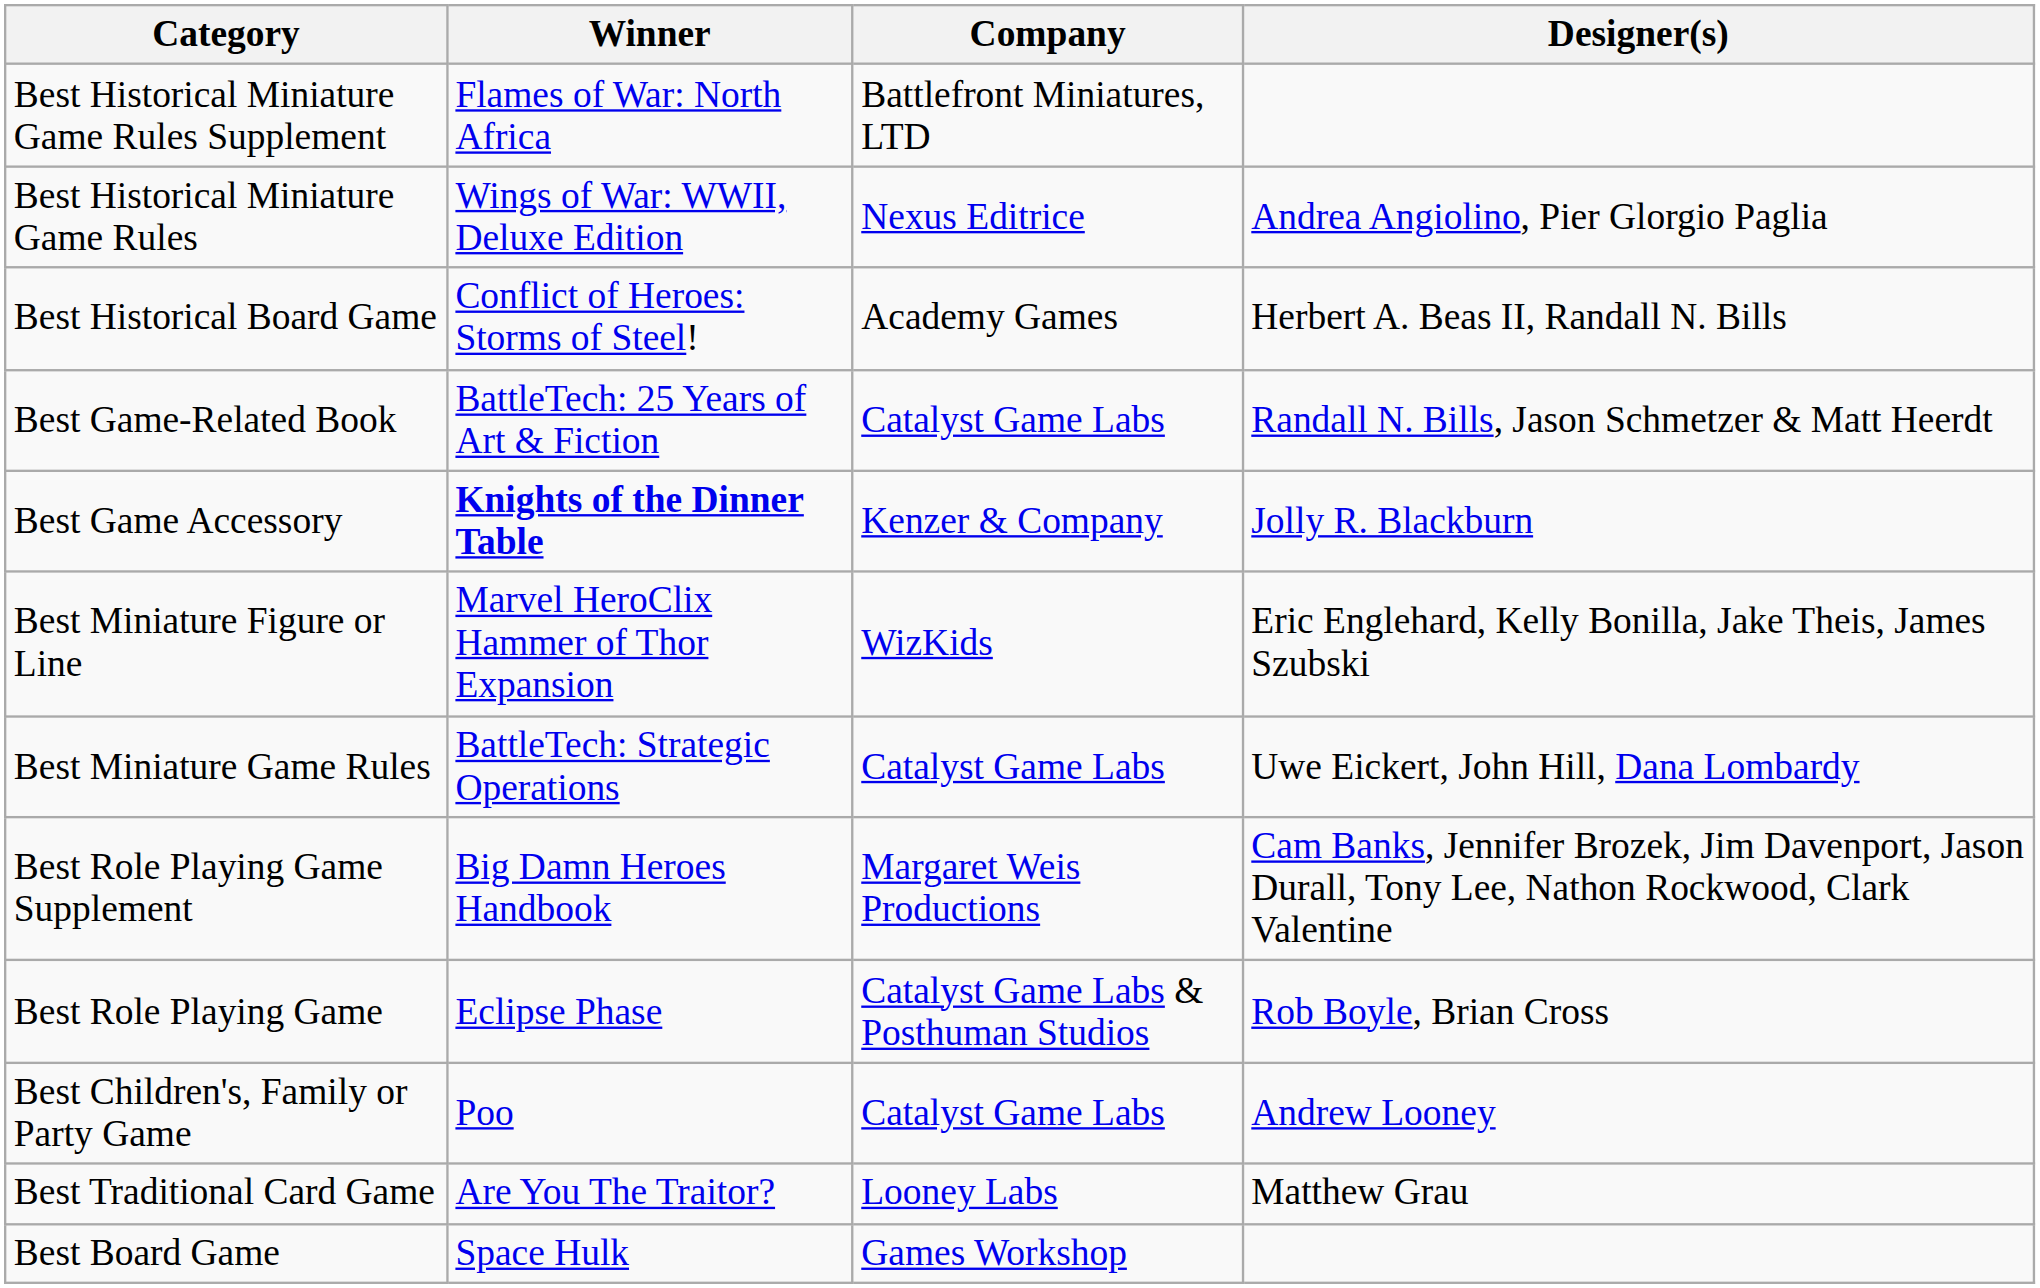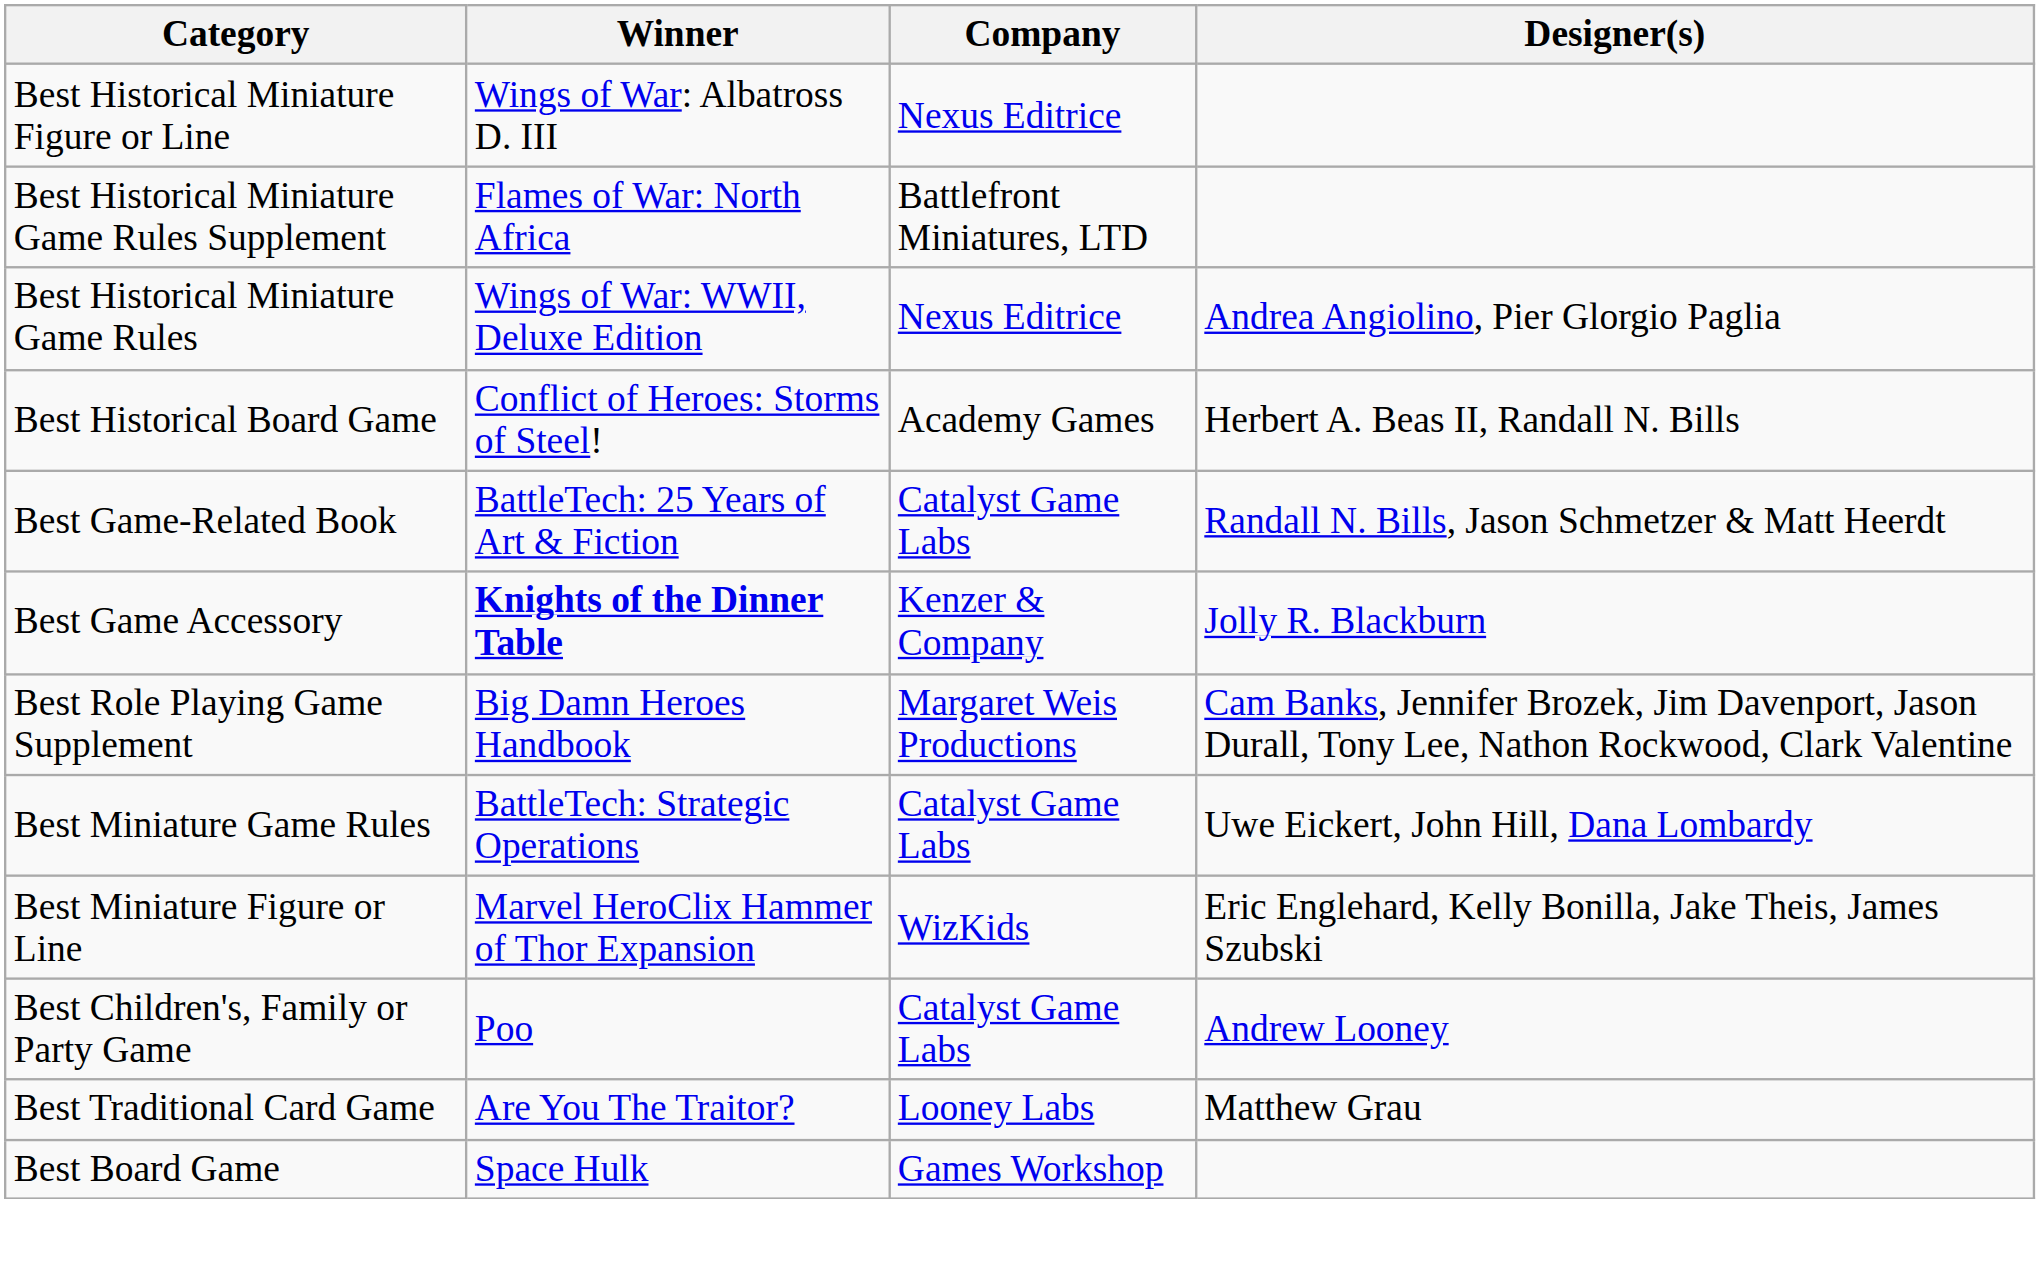+ row: (204, 114)
rows swapped: (199, 643) <-> (198, 888)
- row: (198, 1010)
